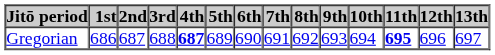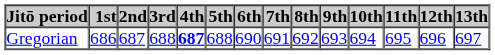(220, 38) 689 -> (220, 38) 688
(398, 38) bold -> (398, 38) normal
